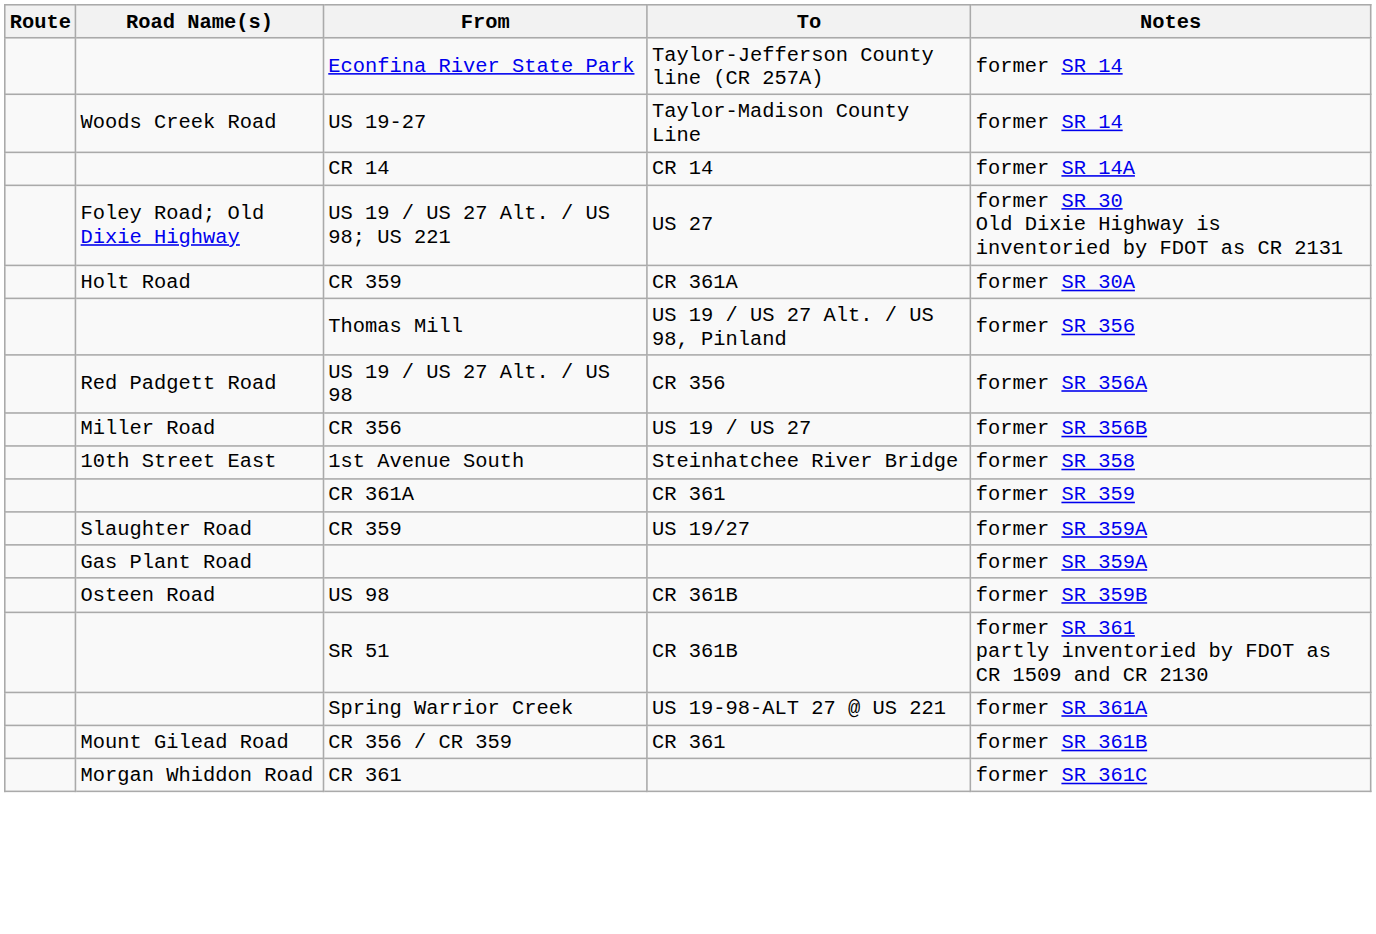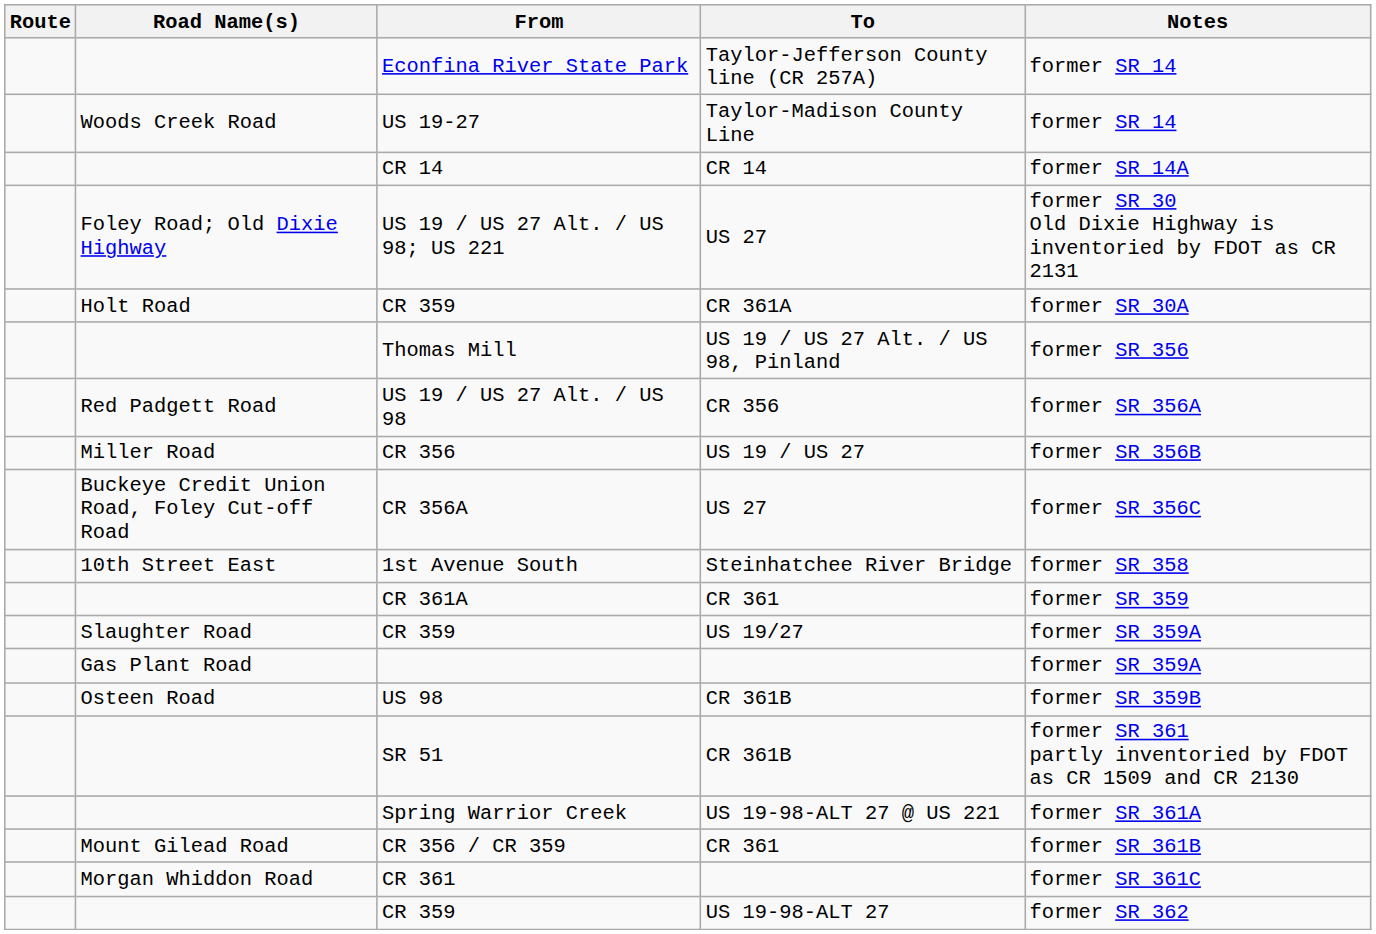+ row: (425, 509)
+ row: (419, 912)
